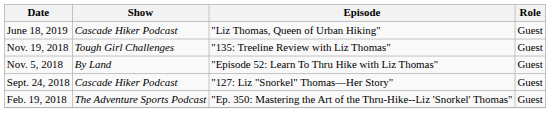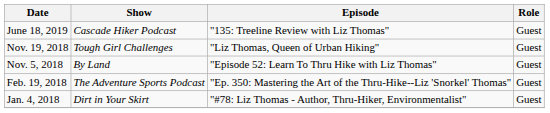(296, 30) "Liz Thomas, Queen of Urban Hiking" -> (300, 30) "135: Treeline Review with Liz Thomas"
(301, 47) "135: Treeline Review with Liz Thomas" -> (295, 47) "Liz Thomas, Queen of Urban Hiking"
- row: (38, 82)
+ row: (33, 99)
